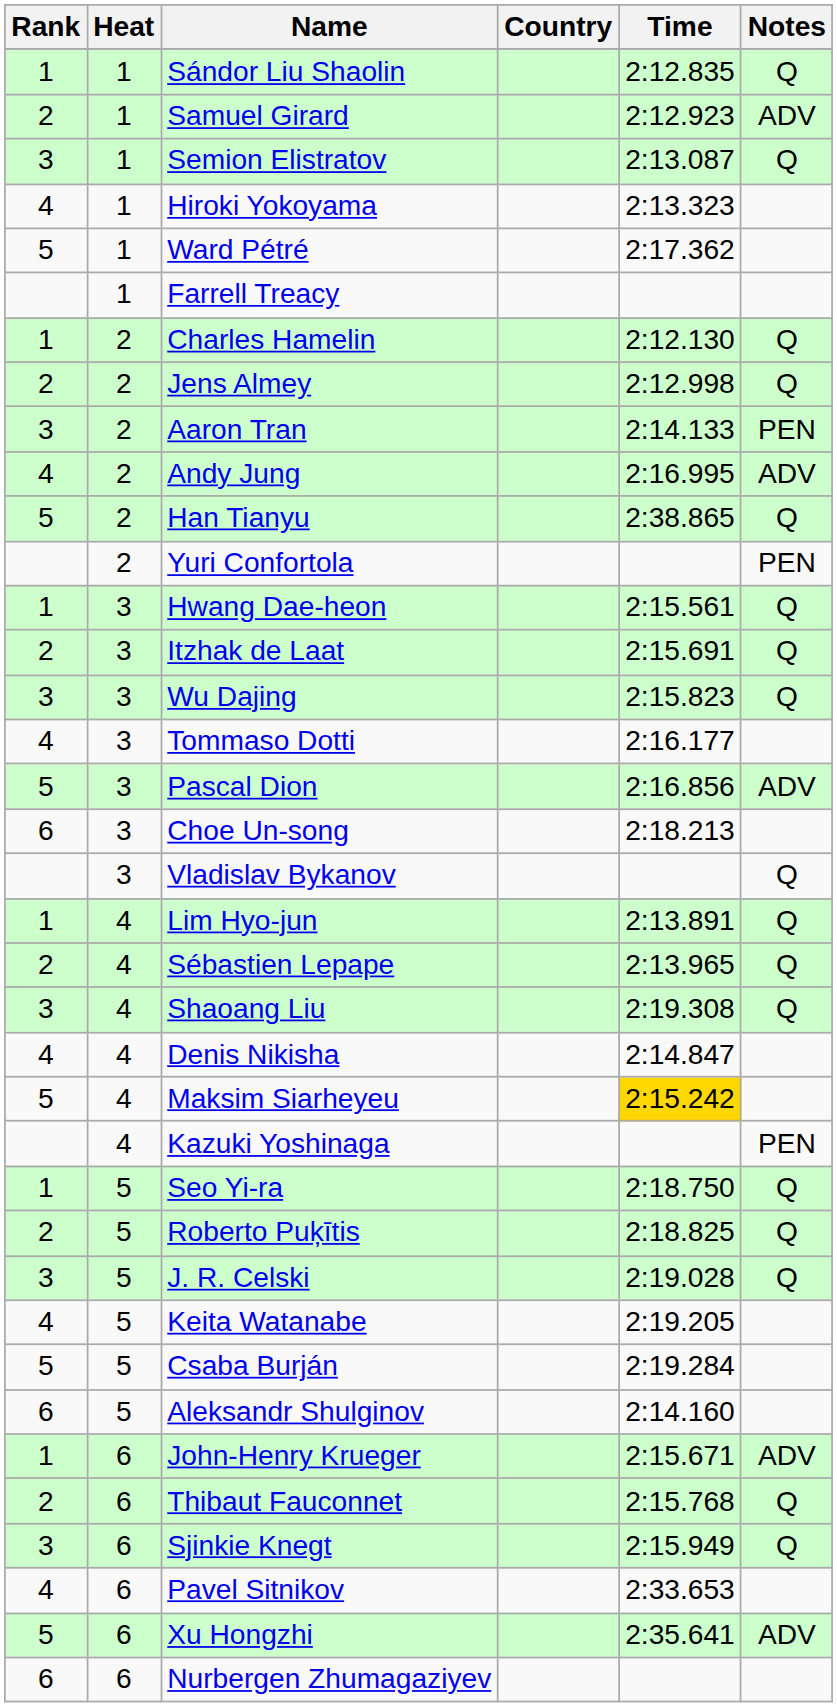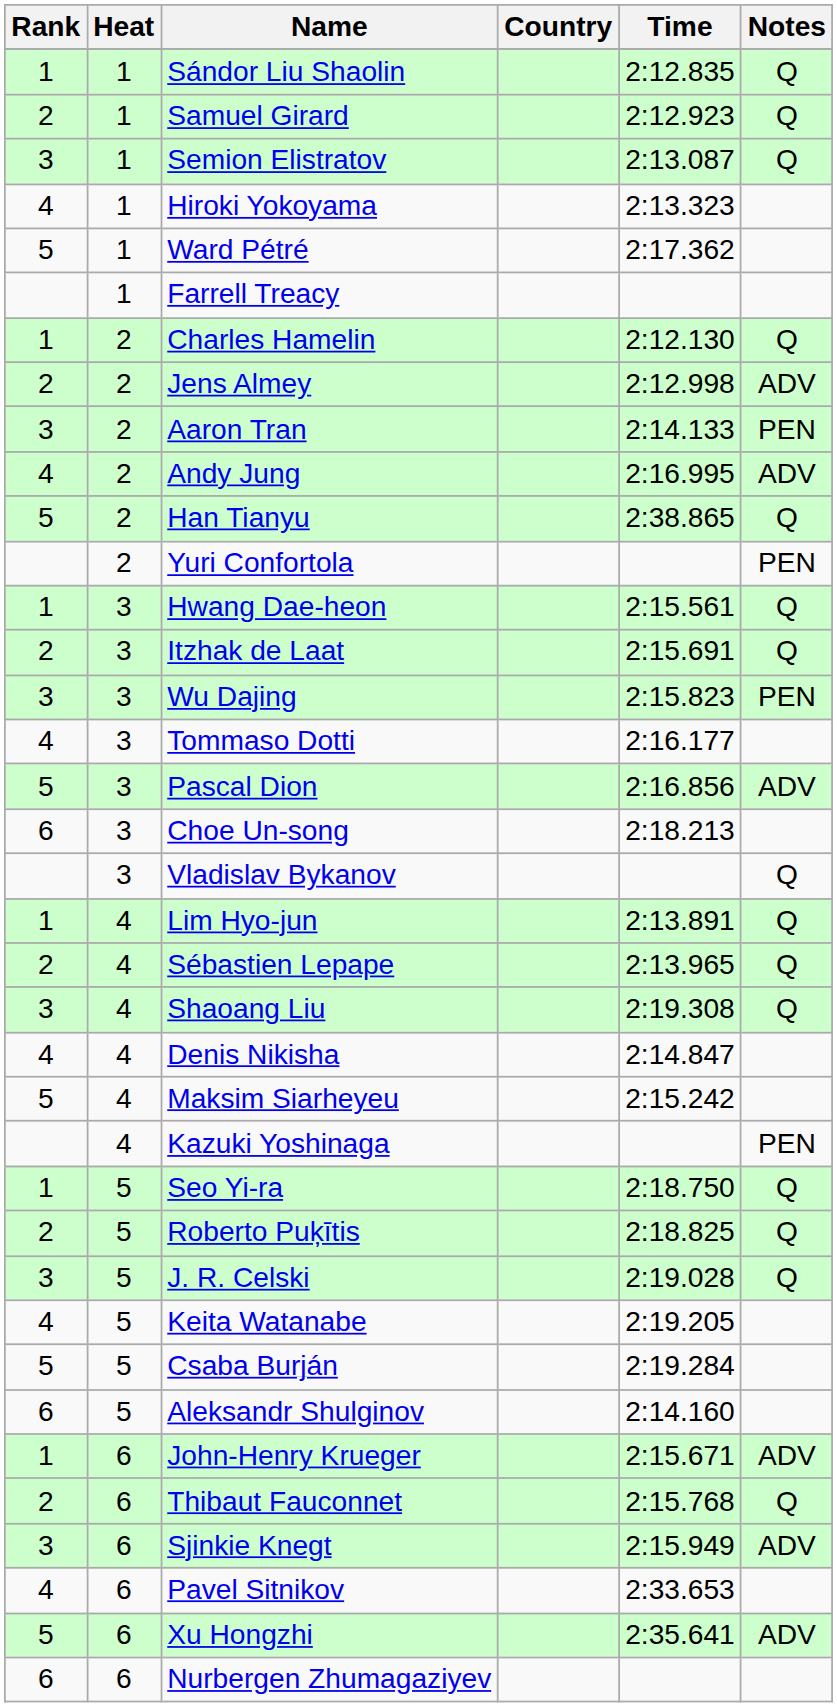(787, 116) ADV -> (787, 116) Q
(787, 384) Q -> (787, 384) ADV
(787, 696) Q -> (787, 696) PEN
(680, 1098) gold background -> (680, 1098) no background
(787, 1545) Q -> (787, 1545) ADV
